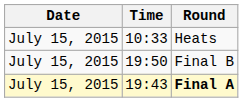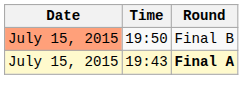- row: (196, 39)
(63, 62) no background -> (63, 39) lightsalmon background
